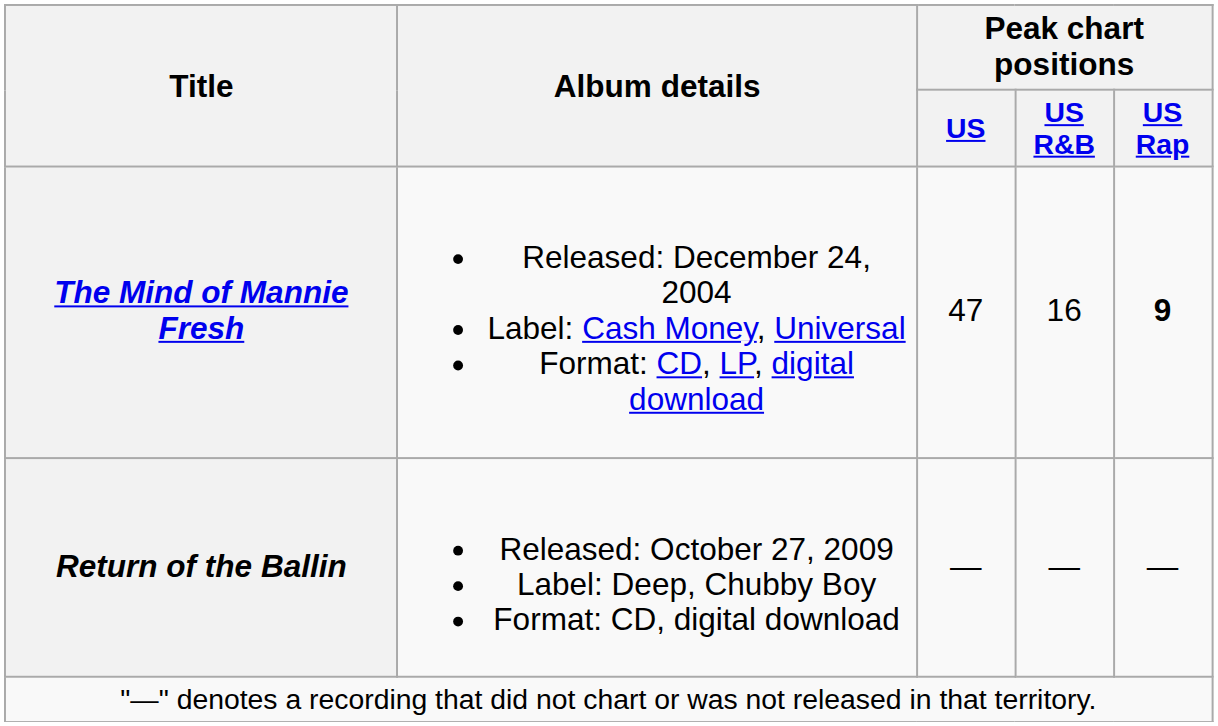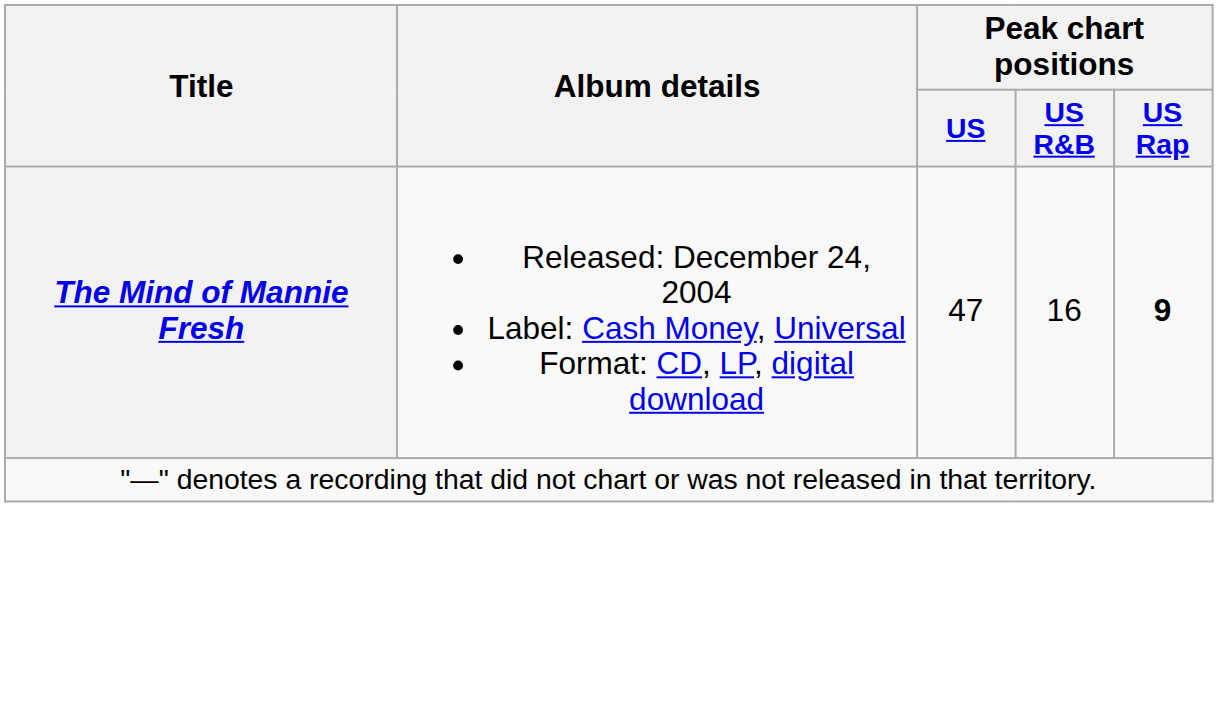- row: (201, 566)
